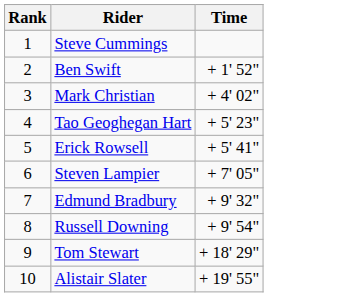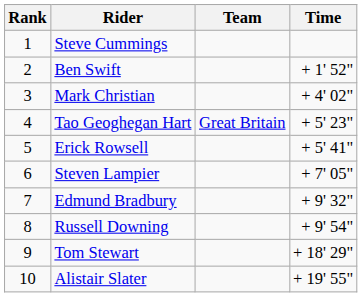+ column: (242, 17)
